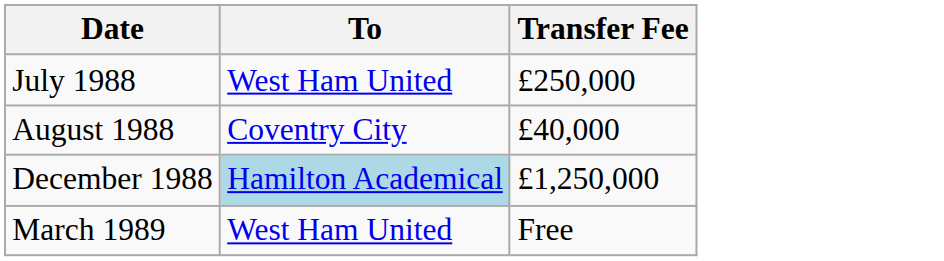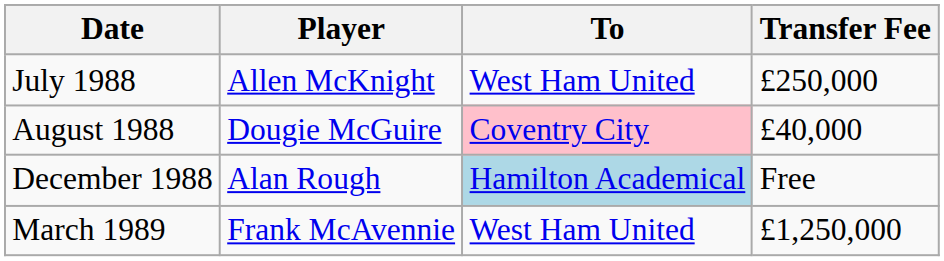+ column: (341, 29)
(317, 129) no background -> (559, 129) pink background
(588, 179) £1,250,000 -> (788, 179) Free
(545, 229) Free -> (831, 229) £1,250,000
